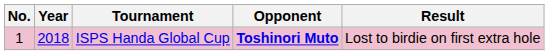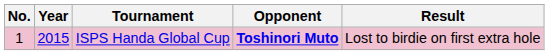(53, 39) 2018 -> (53, 39) 2015
